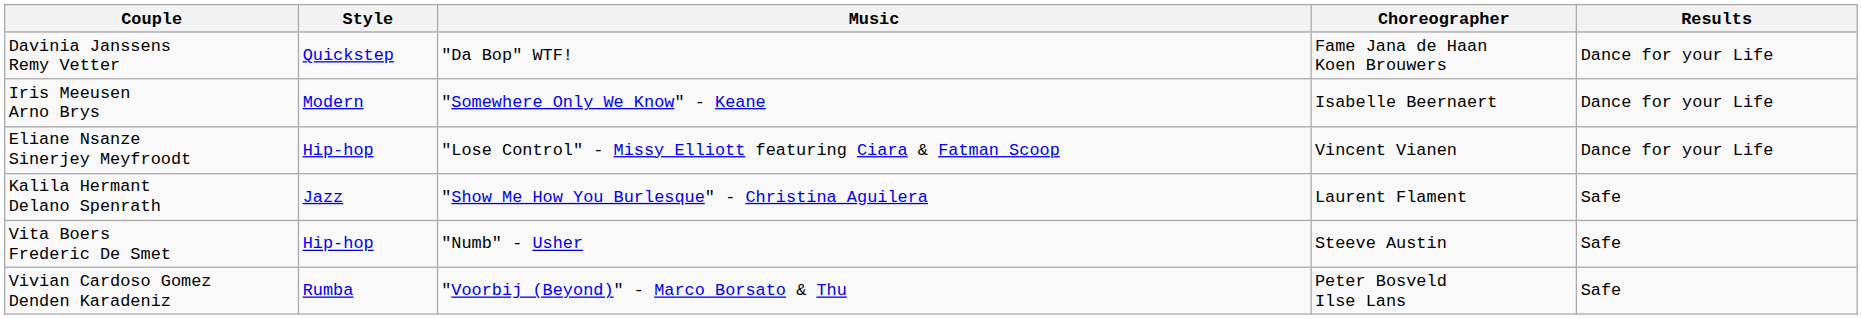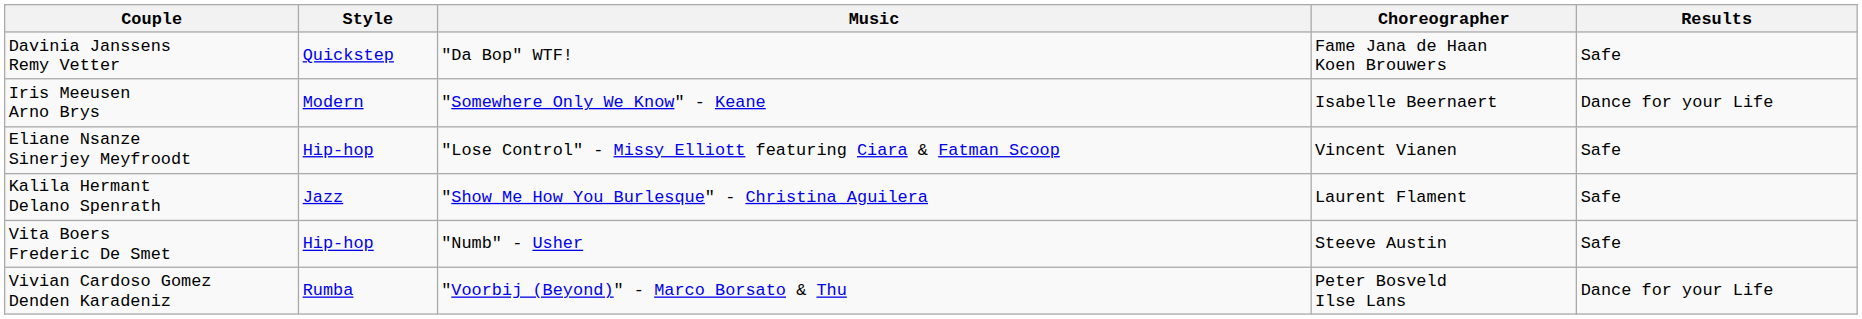(1677, 56) Dance for your Life -> (1601, 56) Safe
(1677, 150) Dance for your Life -> (1601, 150) Safe
(1601, 291) Safe -> (1677, 291) Dance for your Life
